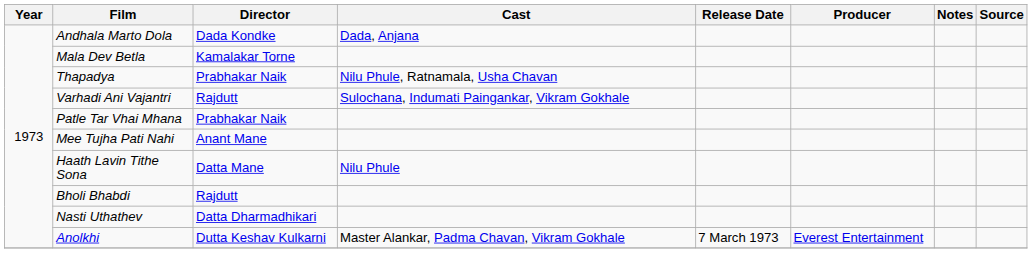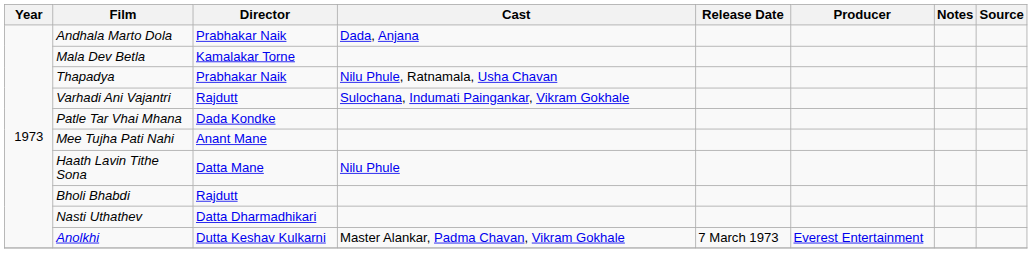(236, 35) Dada Kondke -> (241, 35) Prabhakar Naik
(241, 118) Prabhakar Naik -> (236, 118) Dada Kondke
